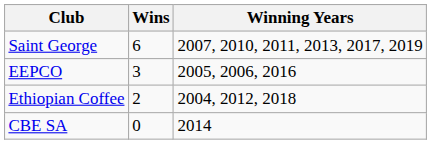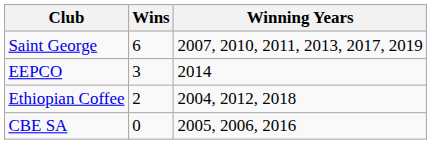(237, 71) 2005, 2006, 2016 -> (194, 71) 2014
(194, 125) 2014 -> (237, 125) 2005, 2006, 2016
